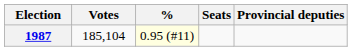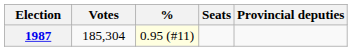(104, 35) 185,104 -> (104, 35) 185,304
